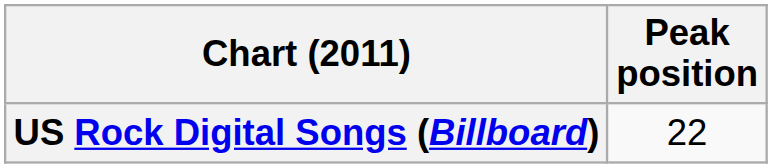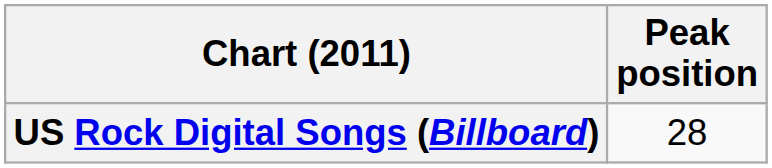(687, 132) 22 -> (687, 132) 28
